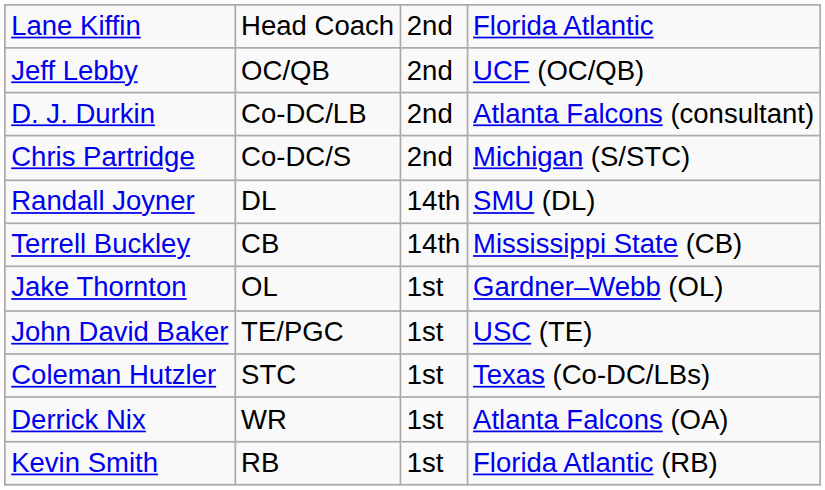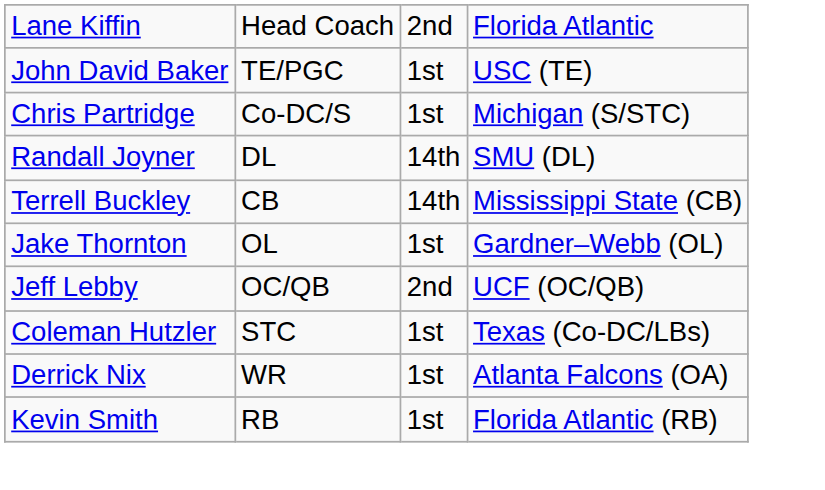rows swapped: (74, 69) <-> (120, 331)
- row: (83, 113)
(430, 157) 2nd -> (425, 113) 1st
